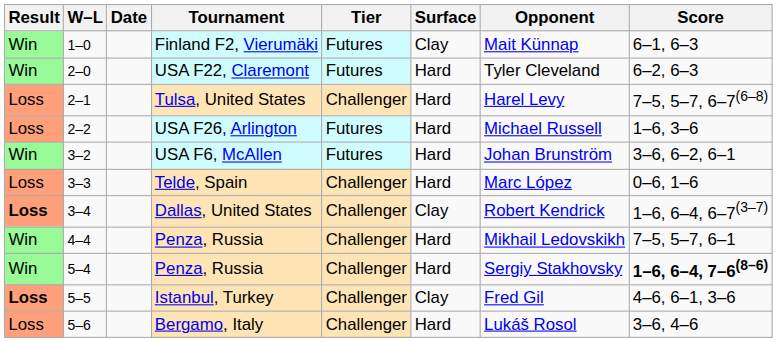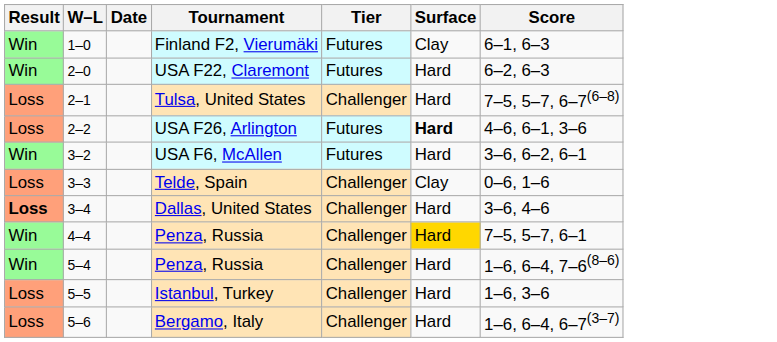- column: (555, 17)
(433, 128) normal -> (434, 128) bold
(666, 128) 1–6, 3–6 -> (535, 128) 4–6, 6–1, 3–6
(433, 182) Hard -> (432, 182) Clay
(432, 211) Clay -> (433, 208) Hard
(701, 211) 1–6, 6–4, 6–7(3–7) -> (517, 208) 3–6, 4–6
(433, 240) no background -> (433, 235) gold background
(701, 268) bold -> (552, 264) normal
(28, 297) bold -> (26, 293) normal
(432, 297) Clay -> (433, 293) Hard
(684, 297) 4–6, 6–1, 3–6 -> (517, 293) 1–6, 3–6
(666, 324) 3–6, 4–6 -> (552, 322) 1–6, 6–4, 6–7(3–7)
